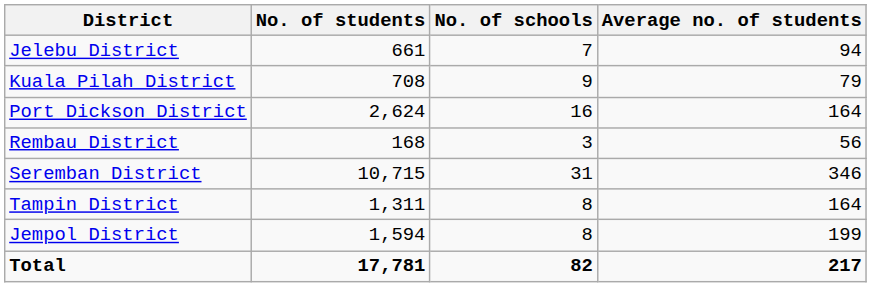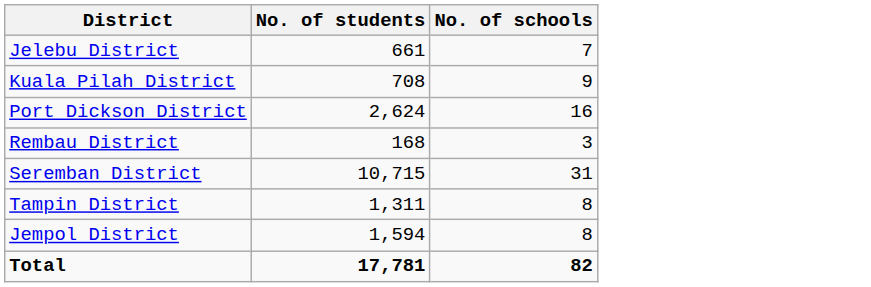- column: (732, 20)
